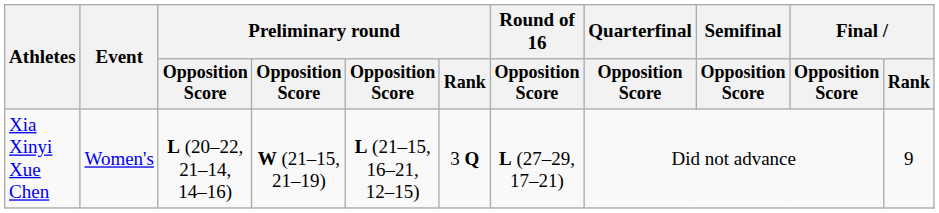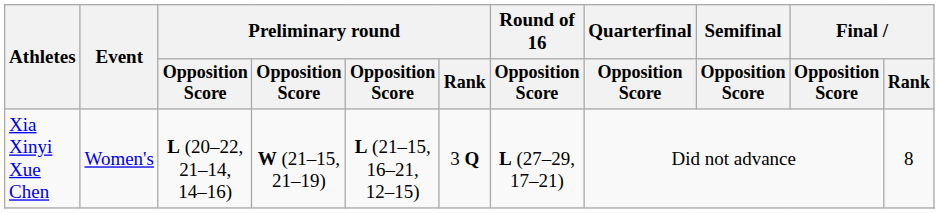(909, 158) 9 -> (909, 158) 8
